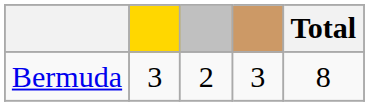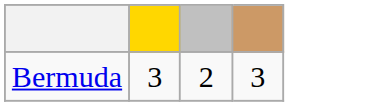- column: (323, 28)
